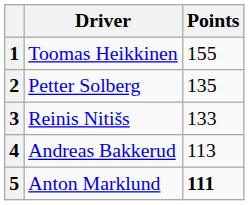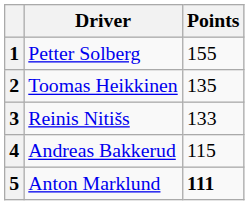(103, 53) Toomas Heikkinen -> (84, 53) Petter Solberg
(84, 86) Petter Solberg -> (103, 86) Toomas Heikkinen
(201, 151) 113 -> (201, 151) 115
